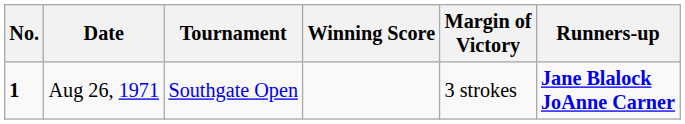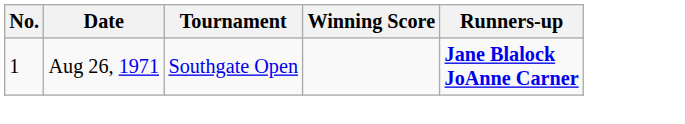- column: (488, 33)
(14, 90) bold -> (14, 66) normal
